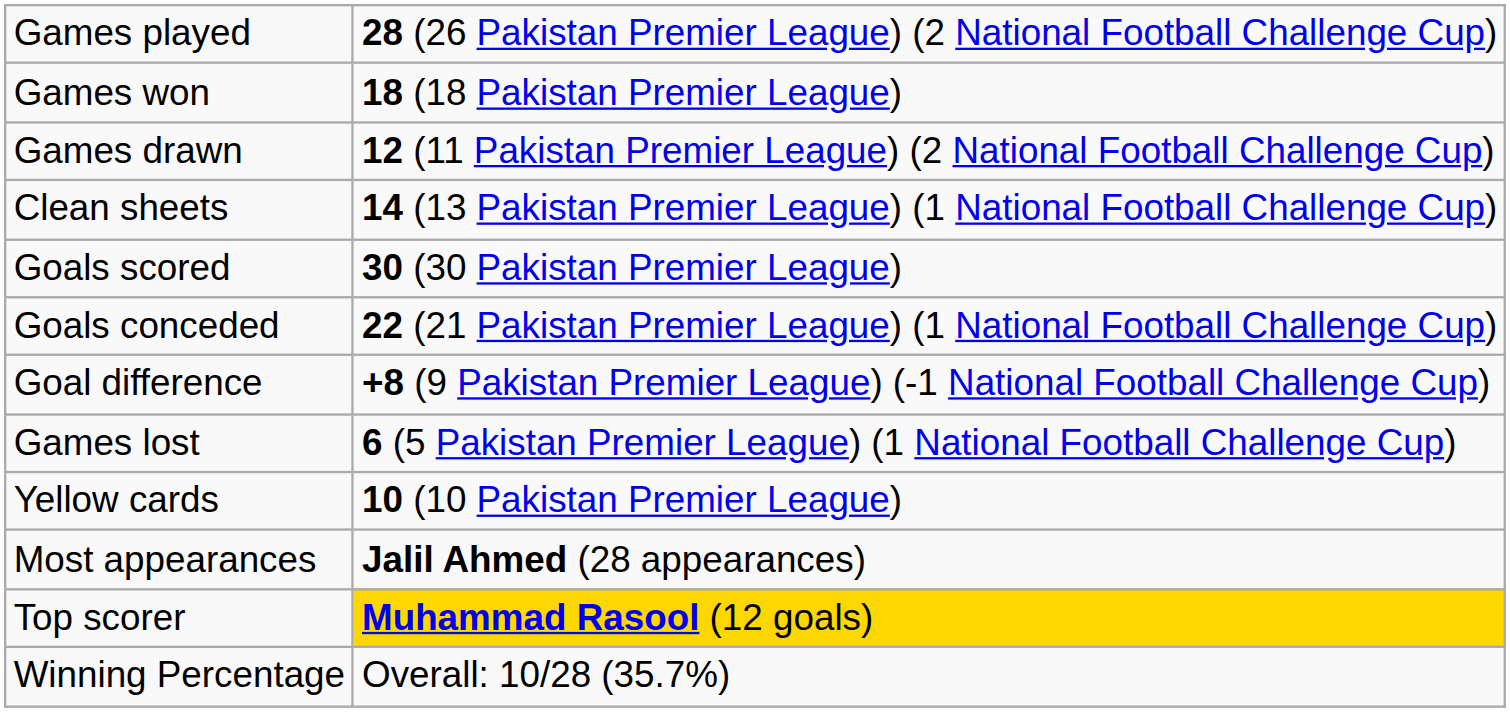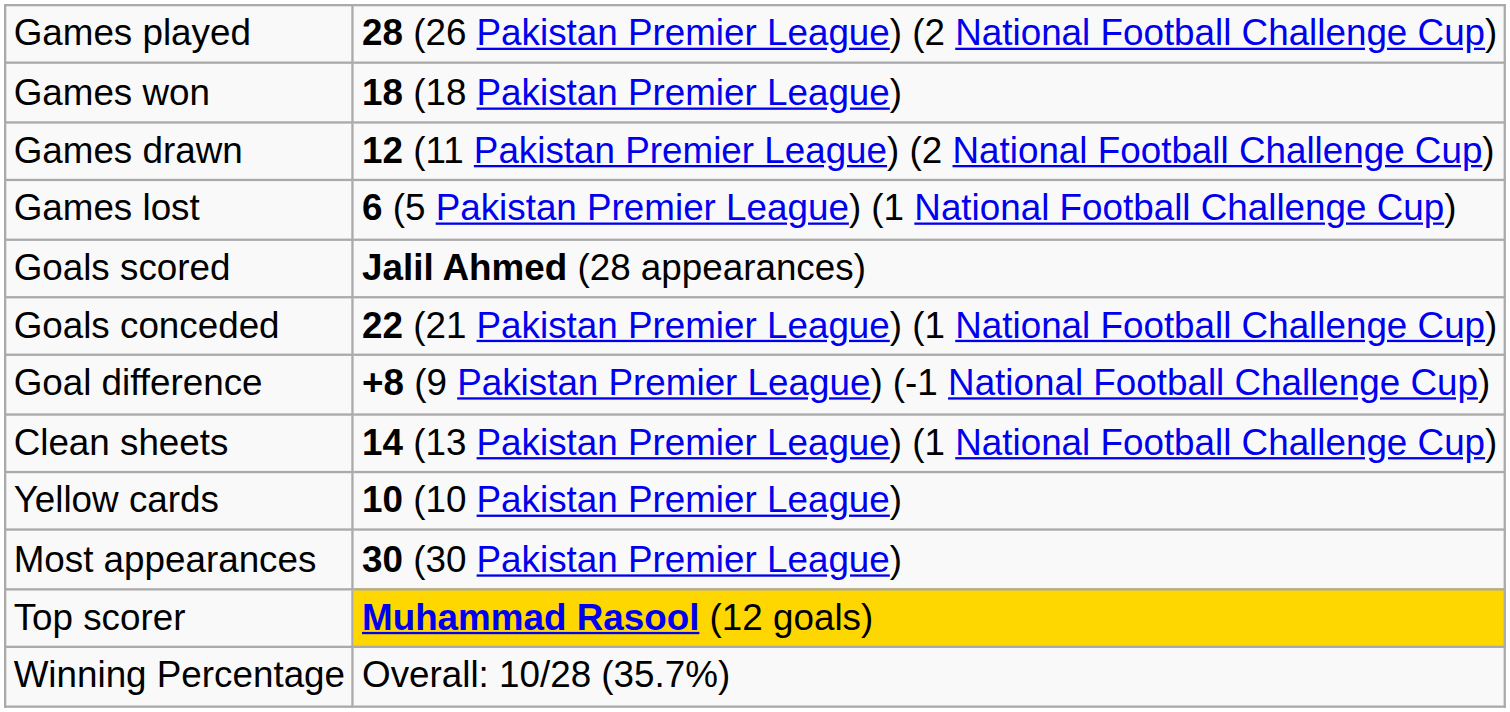rows swapped: (107, 442) <-> (121, 208)
(632, 267) 30 (30 Pakistan Premier League) -> (614, 267) Jalil Ahmed (28 appearances)
(614, 558) Jalil Ahmed (28 appearances) -> (632, 558) 30 (30 Pakistan Premier League)
